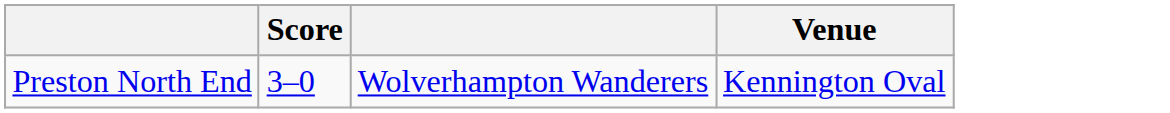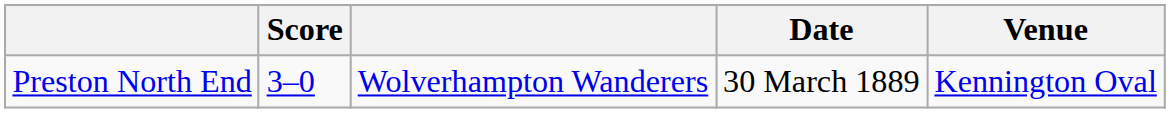+ column: (821, 30)
